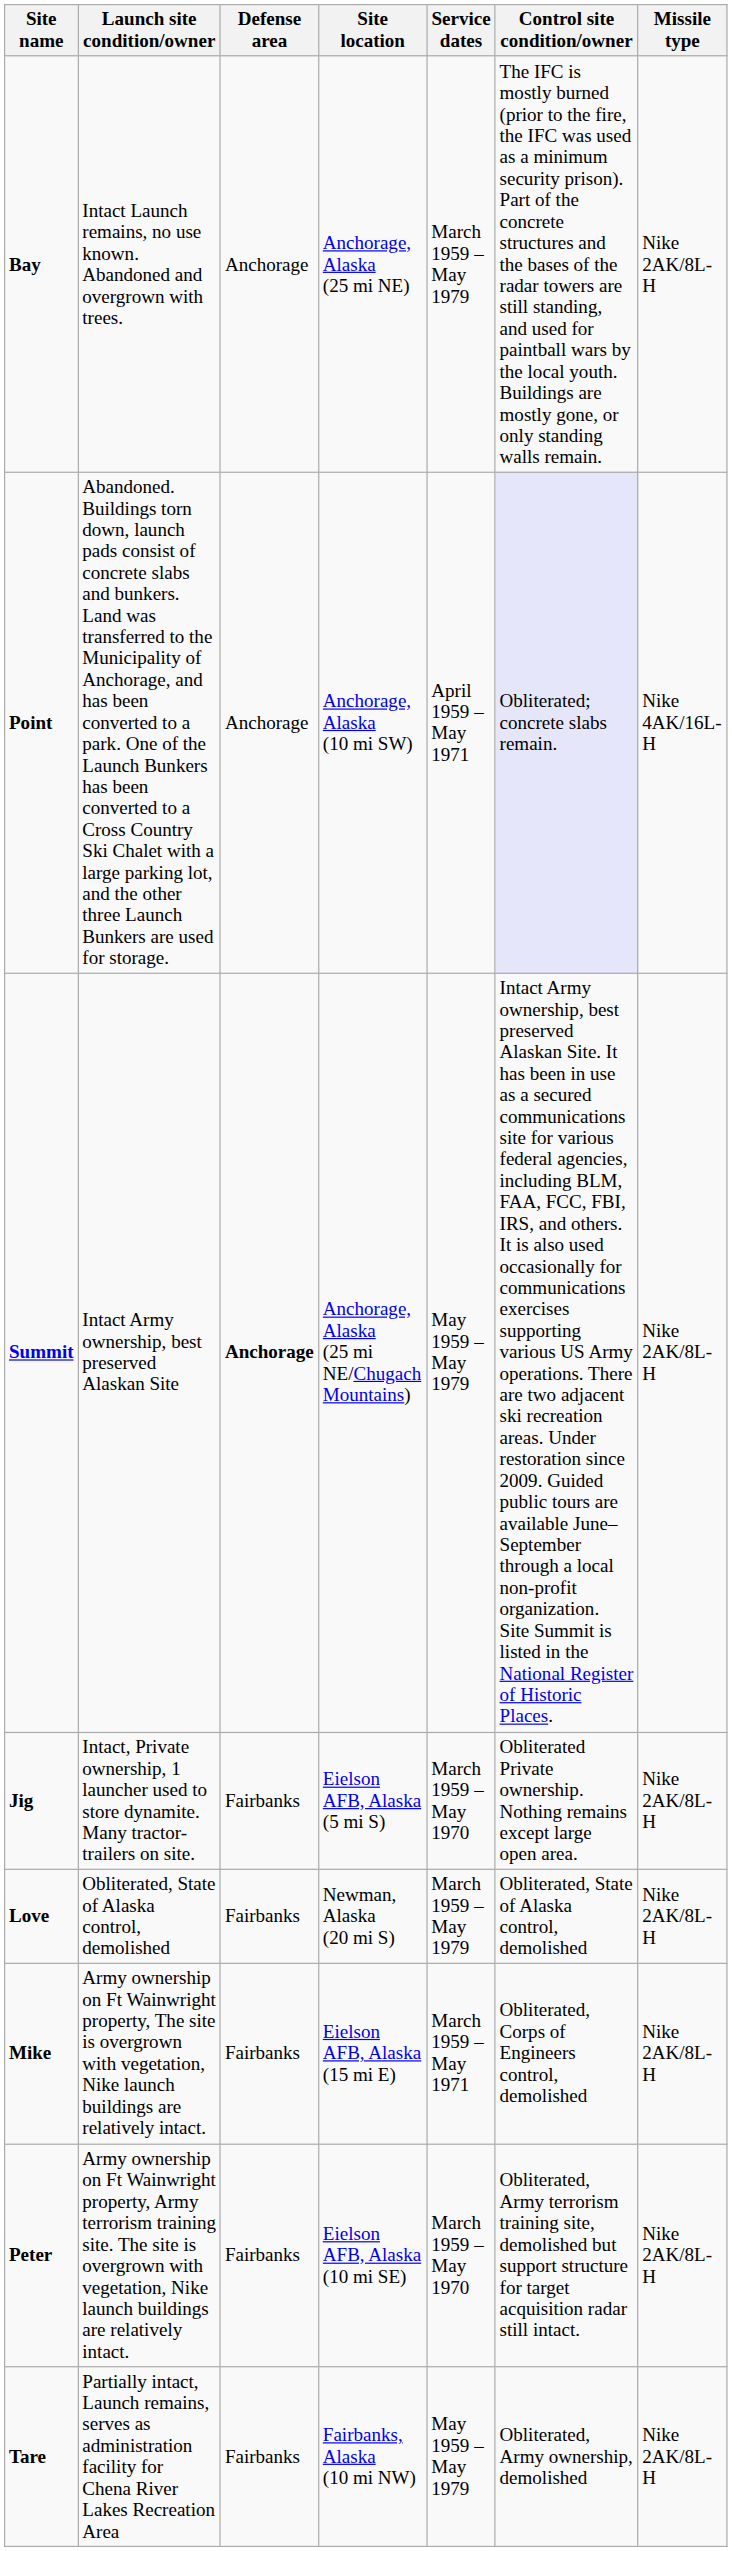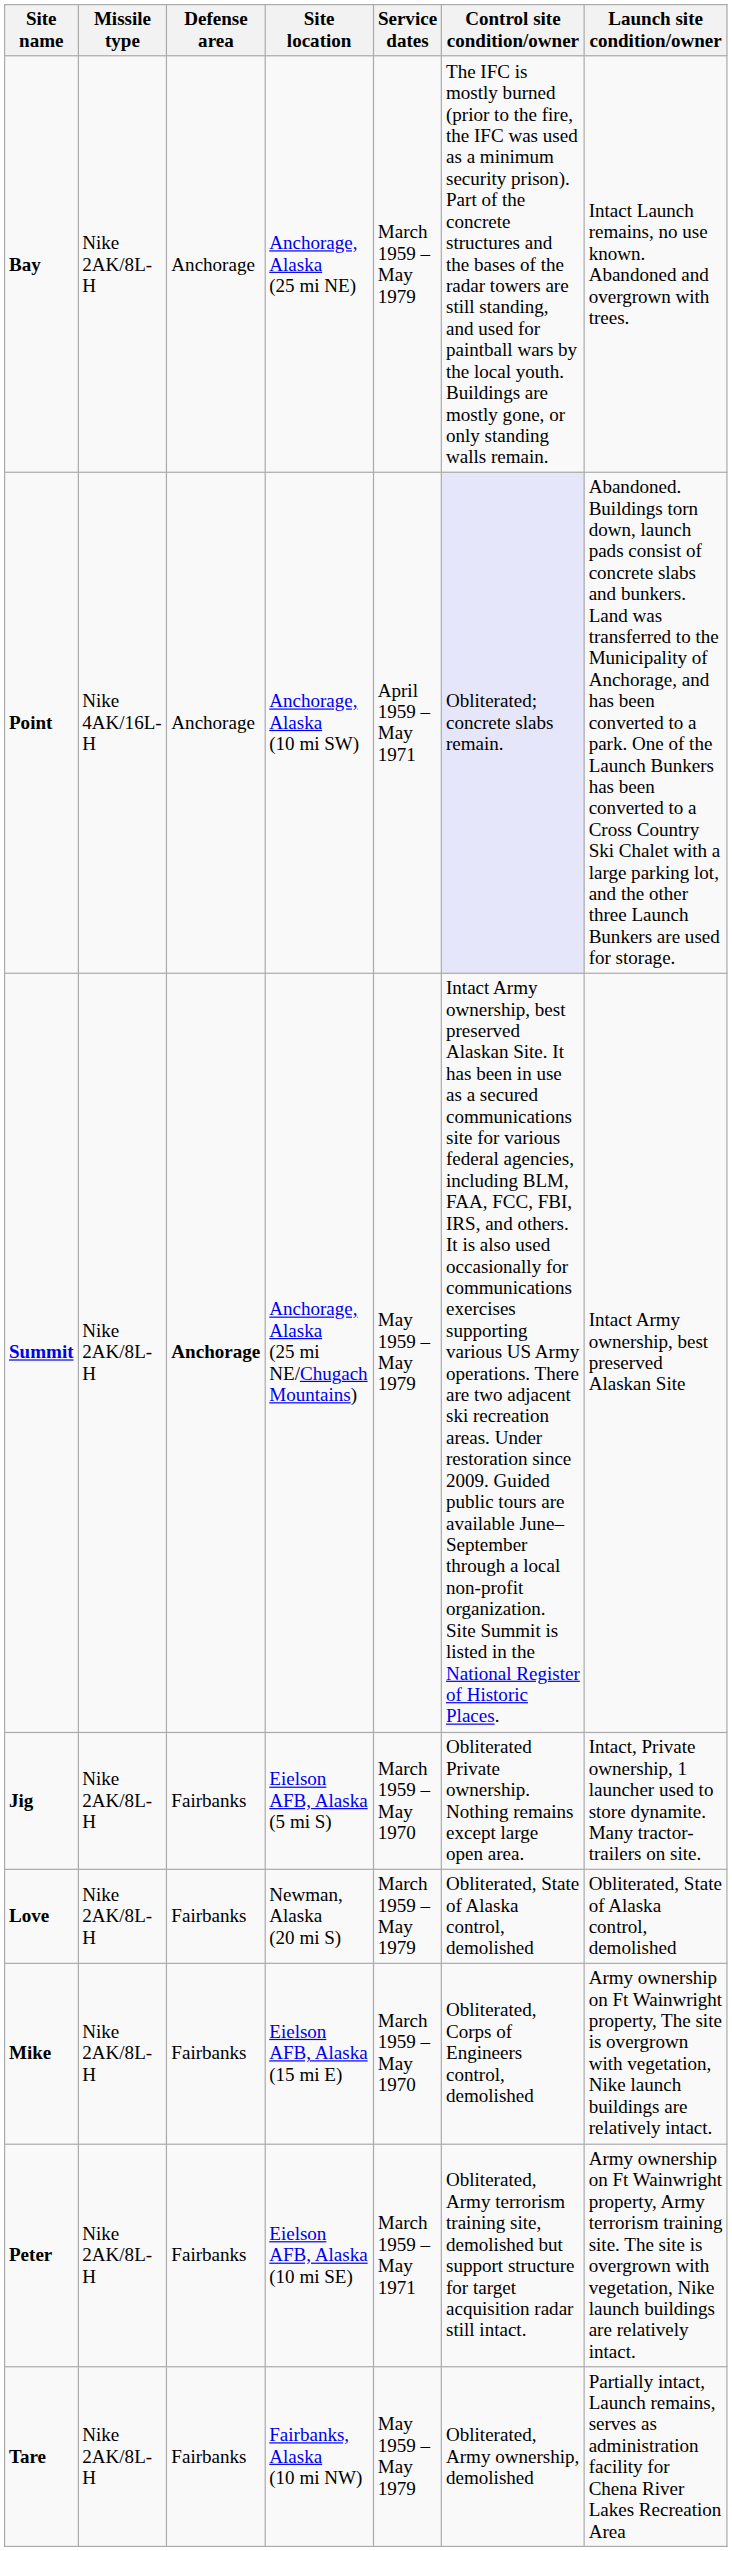columns swapped: (682, 30) <-> (149, 30)
(457, 2053) March 1959 – May 1971 -> (404, 2053) March 1959 – May 1970
(457, 2255) March 1959 – May 1970 -> (404, 2255) March 1959 – May 1971
